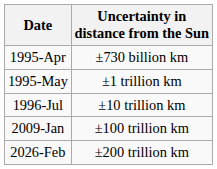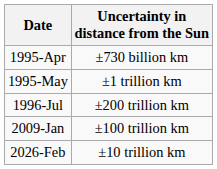(142, 105) ±10 trillion km -> (142, 105) ±200 trillion km
(142, 152) ±200 trillion km -> (142, 152) ±10 trillion km
